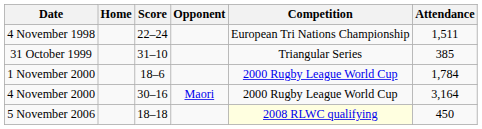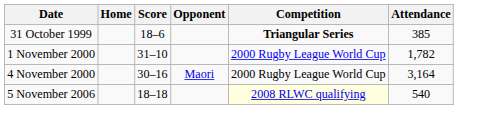- row: (51, 34)
(152, 54) 31–10 -> (153, 34) 18–6
(320, 54) normal -> (308, 34) bold
(153, 74) 18–6 -> (152, 54) 31–10
(445, 74) 1,784 -> (421, 54) 1,782
(445, 114) 450 -> (421, 94) 540
